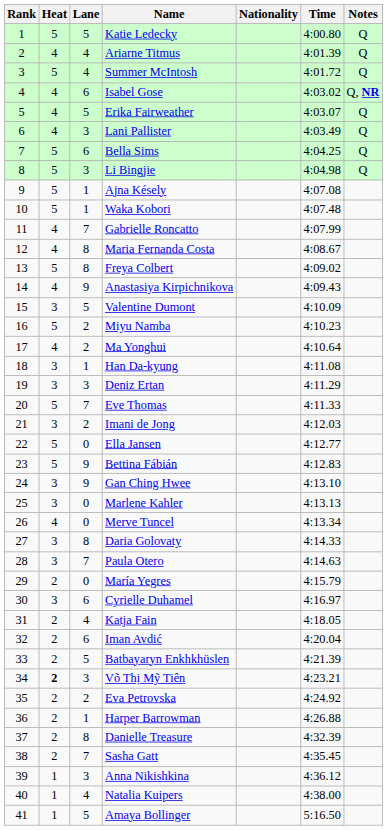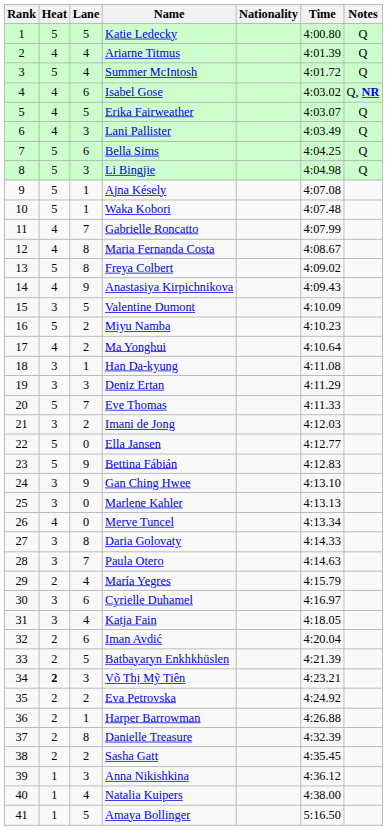(86, 580) 0 -> (86, 580) 4
(54, 619) 2 -> (54, 619) 3
(86, 756) 7 -> (86, 756) 2
